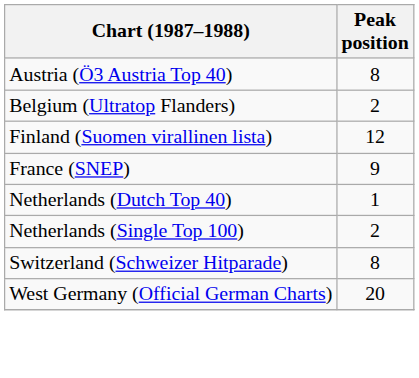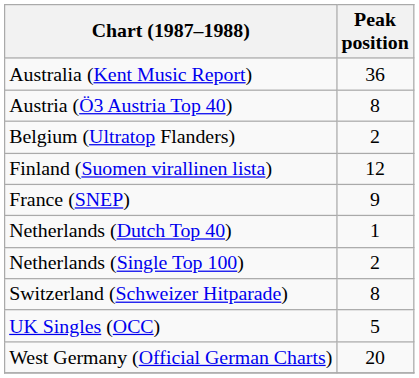+ row: (131, 74)
+ row: (85, 325)
